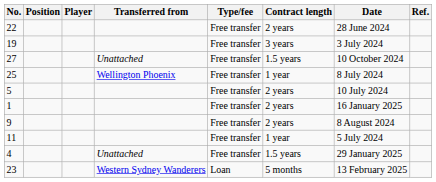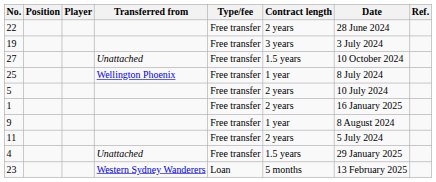(279, 122) 2 years -> (277, 122) 1 year
(277, 138) 1 year -> (279, 138) 2 years
